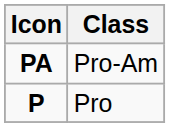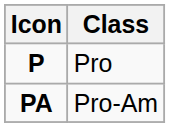rows swapped: (36, 103) <-> (36, 63)
